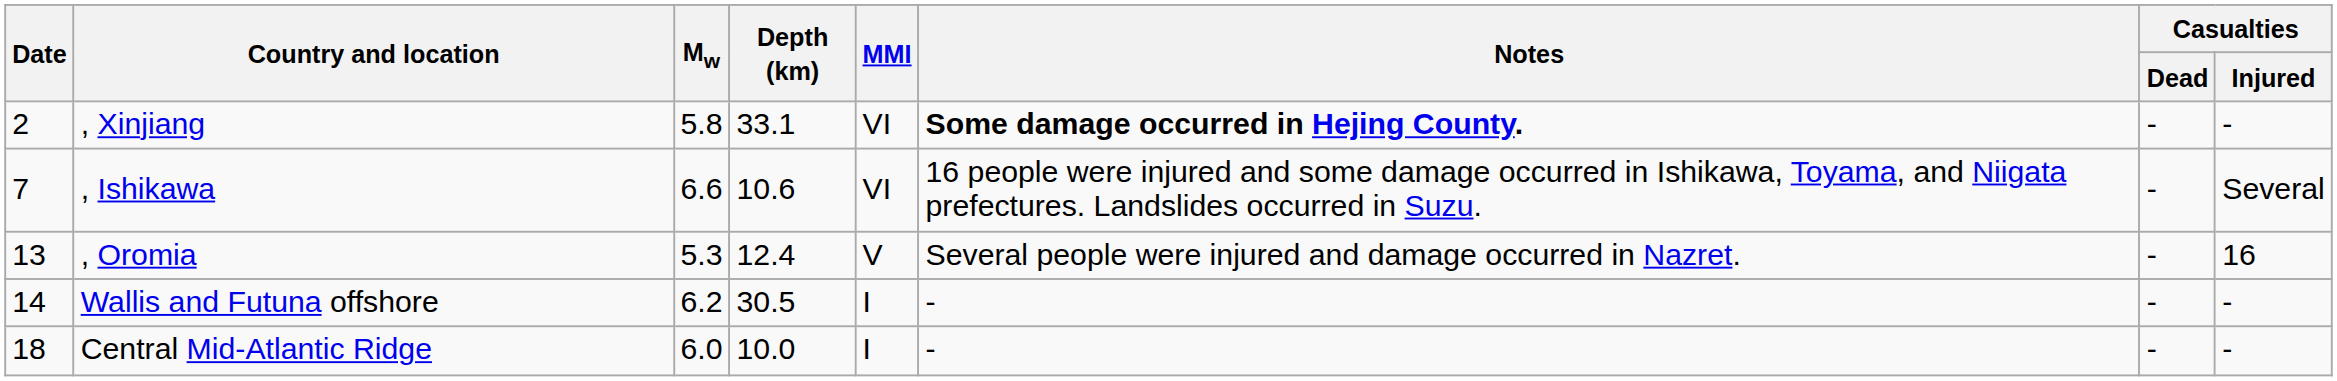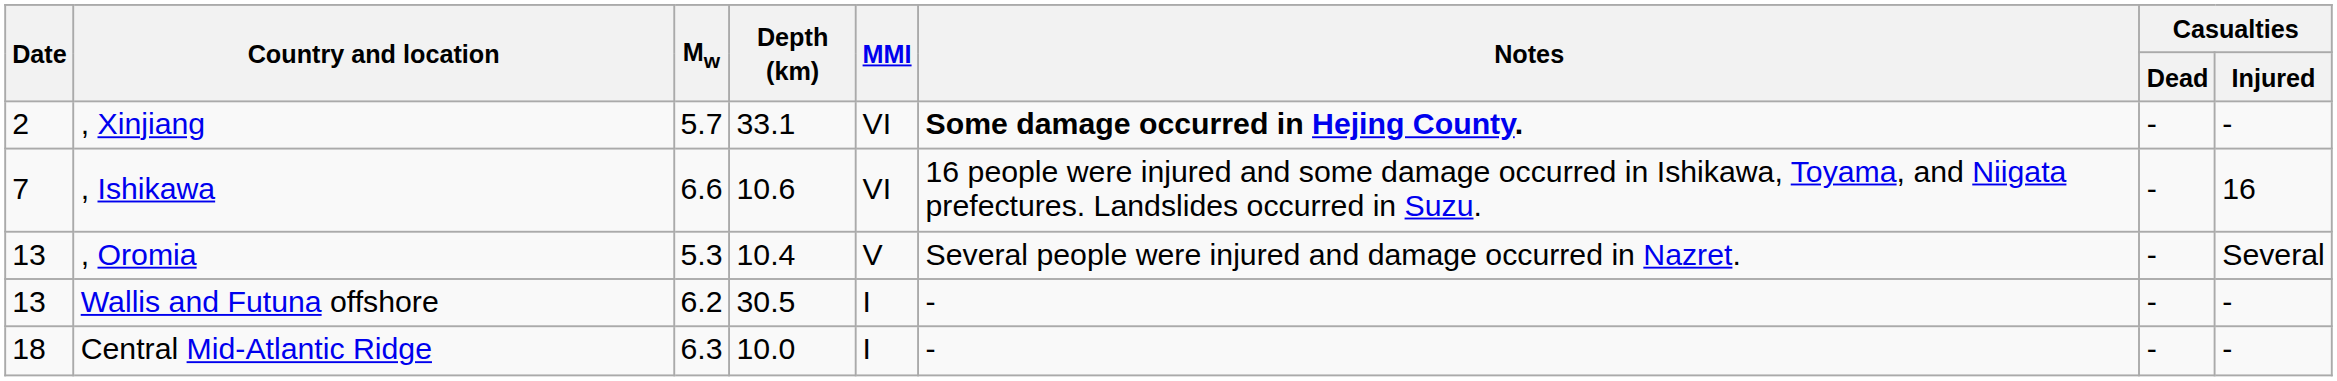(702, 124) 5.8 -> (702, 124) 5.7
(2274, 189) Several -> (2239, 189) 16
(766, 254) 12.4 -> (766, 254) 10.4
(2239, 254) 16 -> (2274, 254) Several
(29, 302) 14 -> (29, 302) 13
(702, 350) 6.0 -> (702, 350) 6.3
